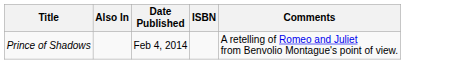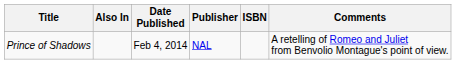+ column: (215, 18)
